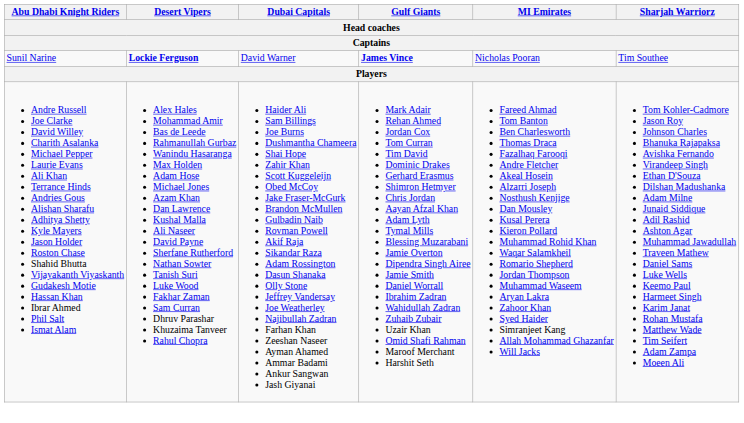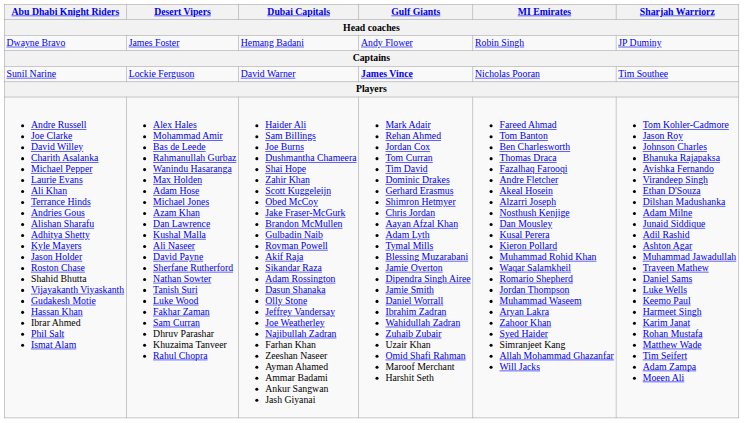+ row: (36, 43)
(164, 58) bold -> (162, 74) normal
